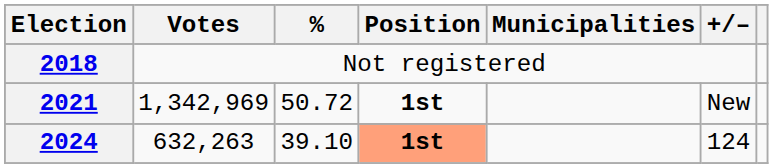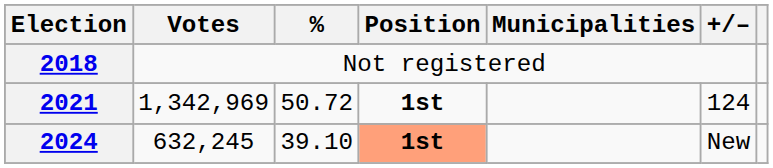(729, 103) New -> (729, 103) 124
(204, 143) 632,263 -> (204, 143) 632,245
(729, 143) 124 -> (729, 143) New
